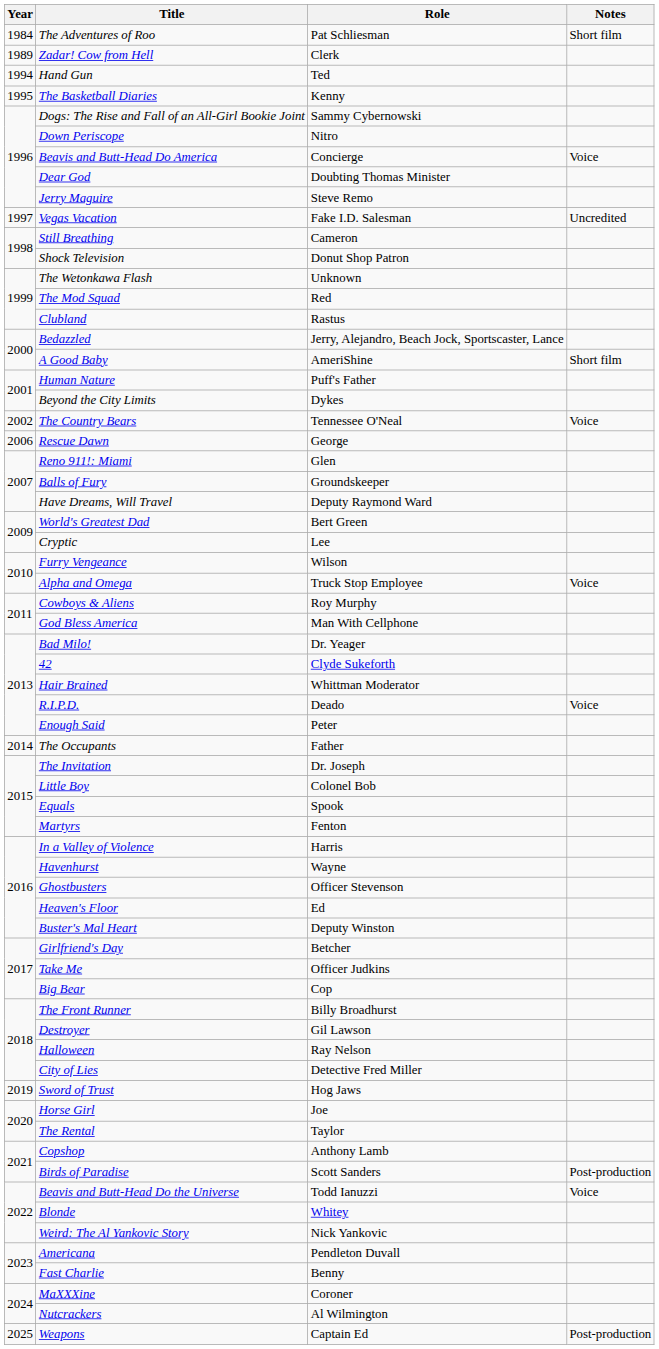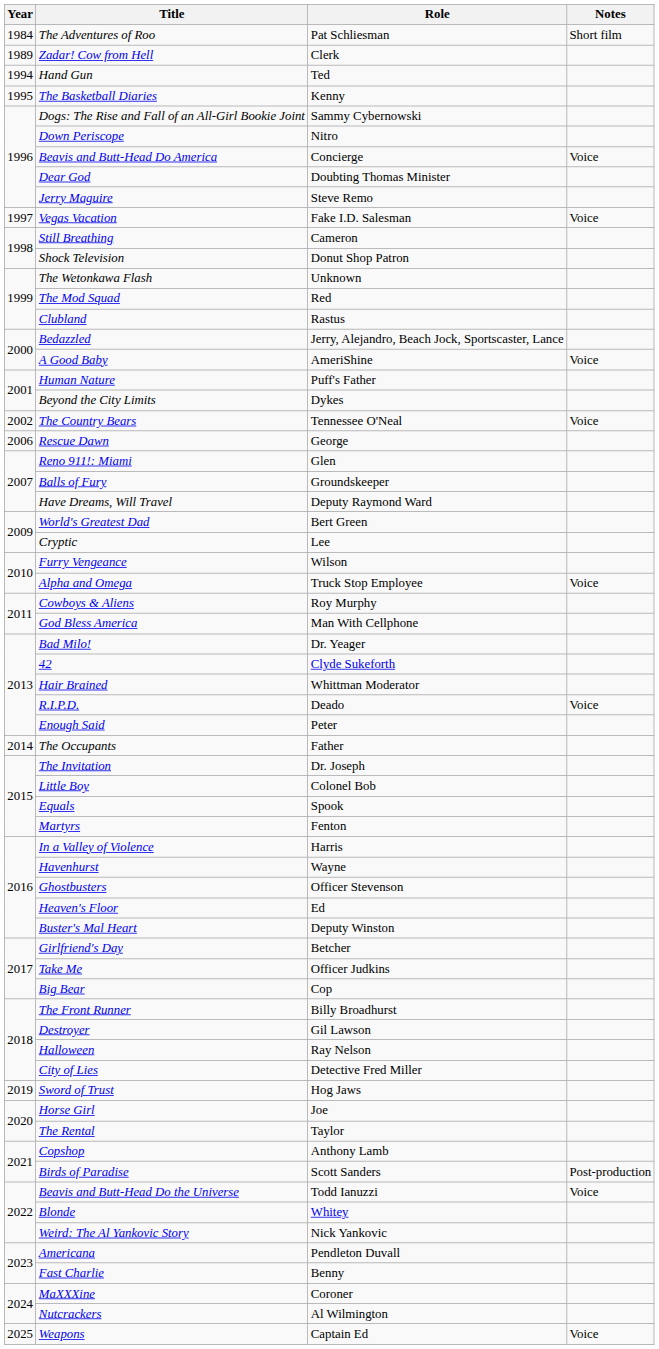(598, 217) Uncredited -> (584, 217) Voice
(596, 359) Short film -> (584, 359) Voice
(610, 1334) Post-production -> (584, 1334) Voice
